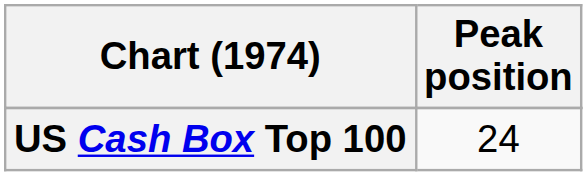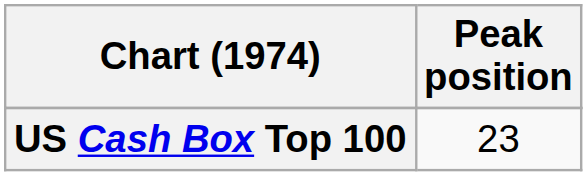(498, 138) 24 -> (498, 138) 23
